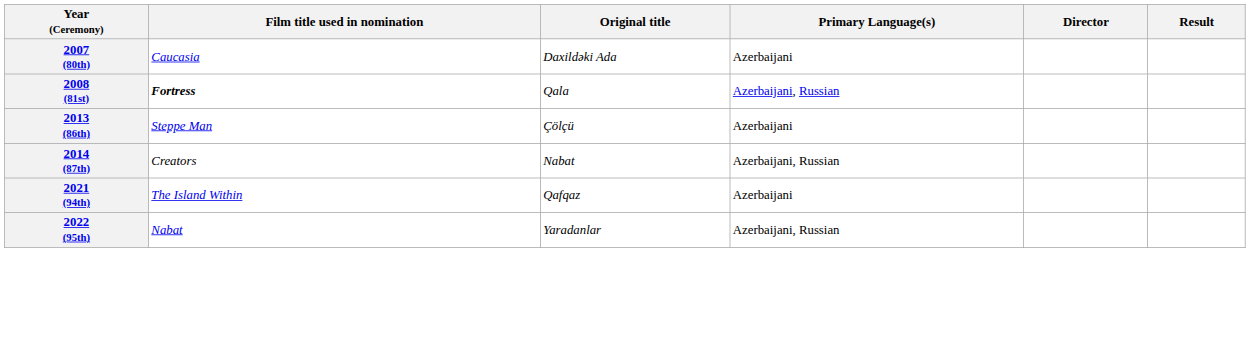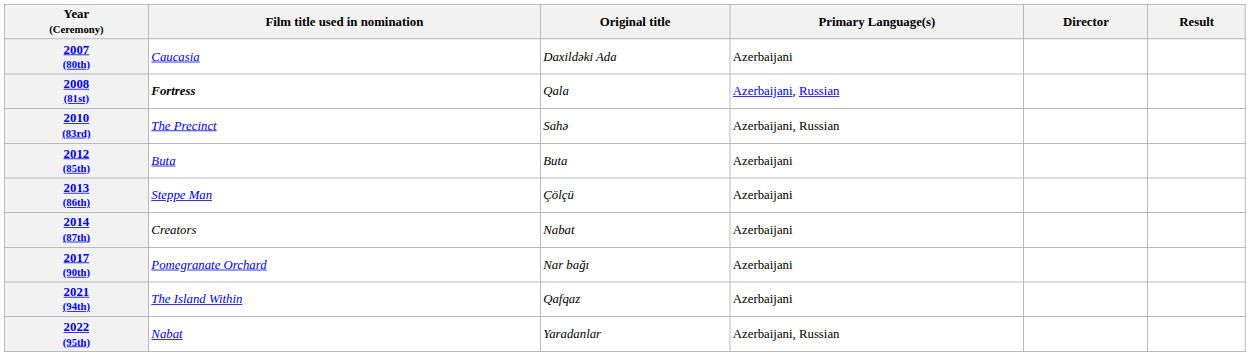+ row: (76, 125)
+ row: (76, 160)
(786, 160) Azerbaijani, Russian -> (763, 230) Azerbaijani
+ row: (76, 264)
